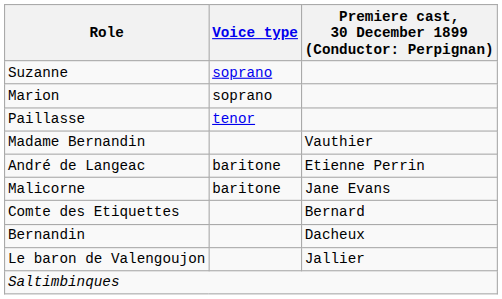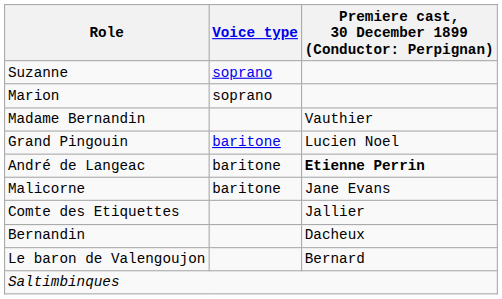- row: (47, 119)
+ row: (68, 142)
(365, 166) normal -> (365, 166) bold
(335, 212) Bernard -> (335, 212) Jallier
(335, 259) Jallier -> (335, 259) Bernard
